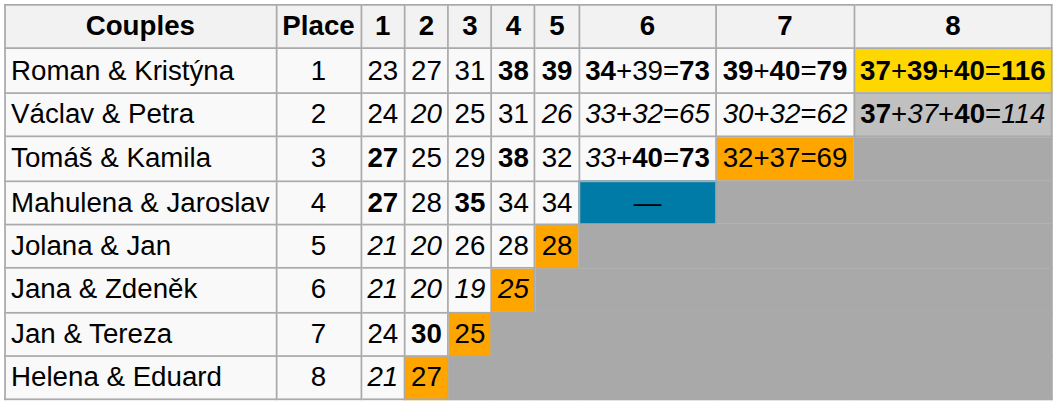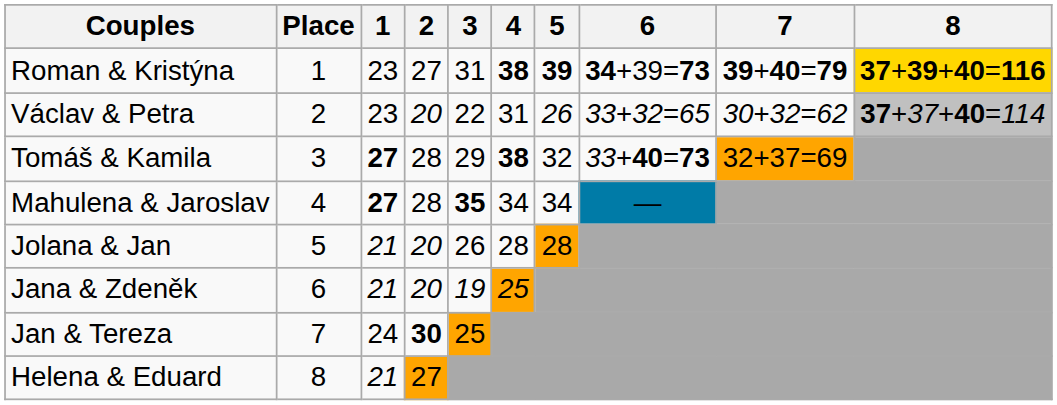(383, 114) 24 -> (383, 114) 23
(470, 114) 25 -> (470, 114) 22
(426, 158) 25 -> (426, 158) 28
